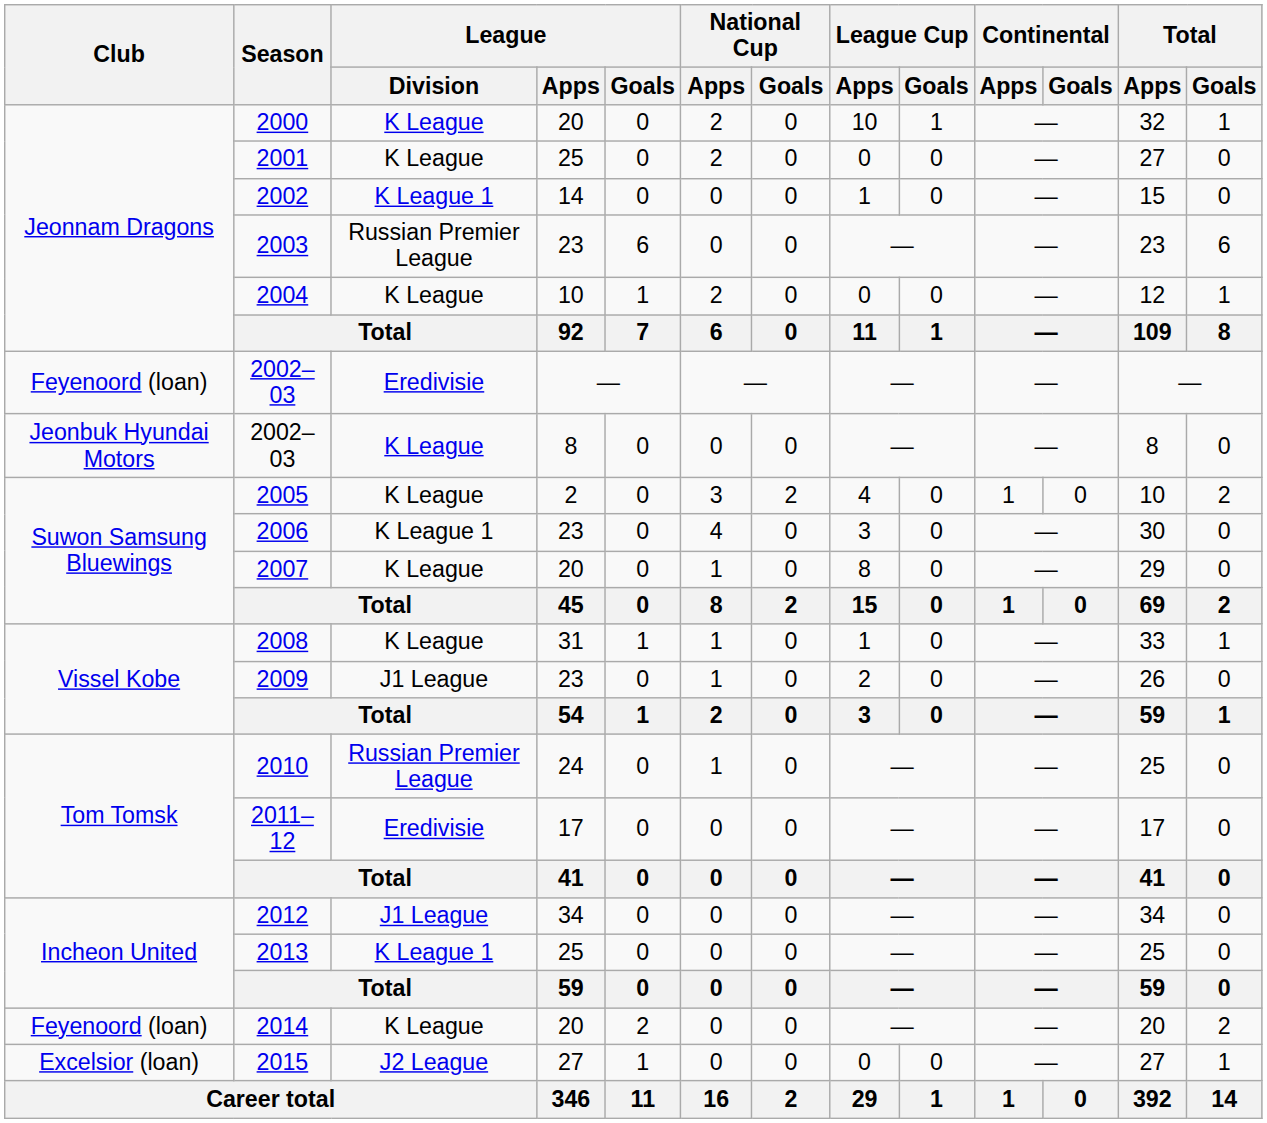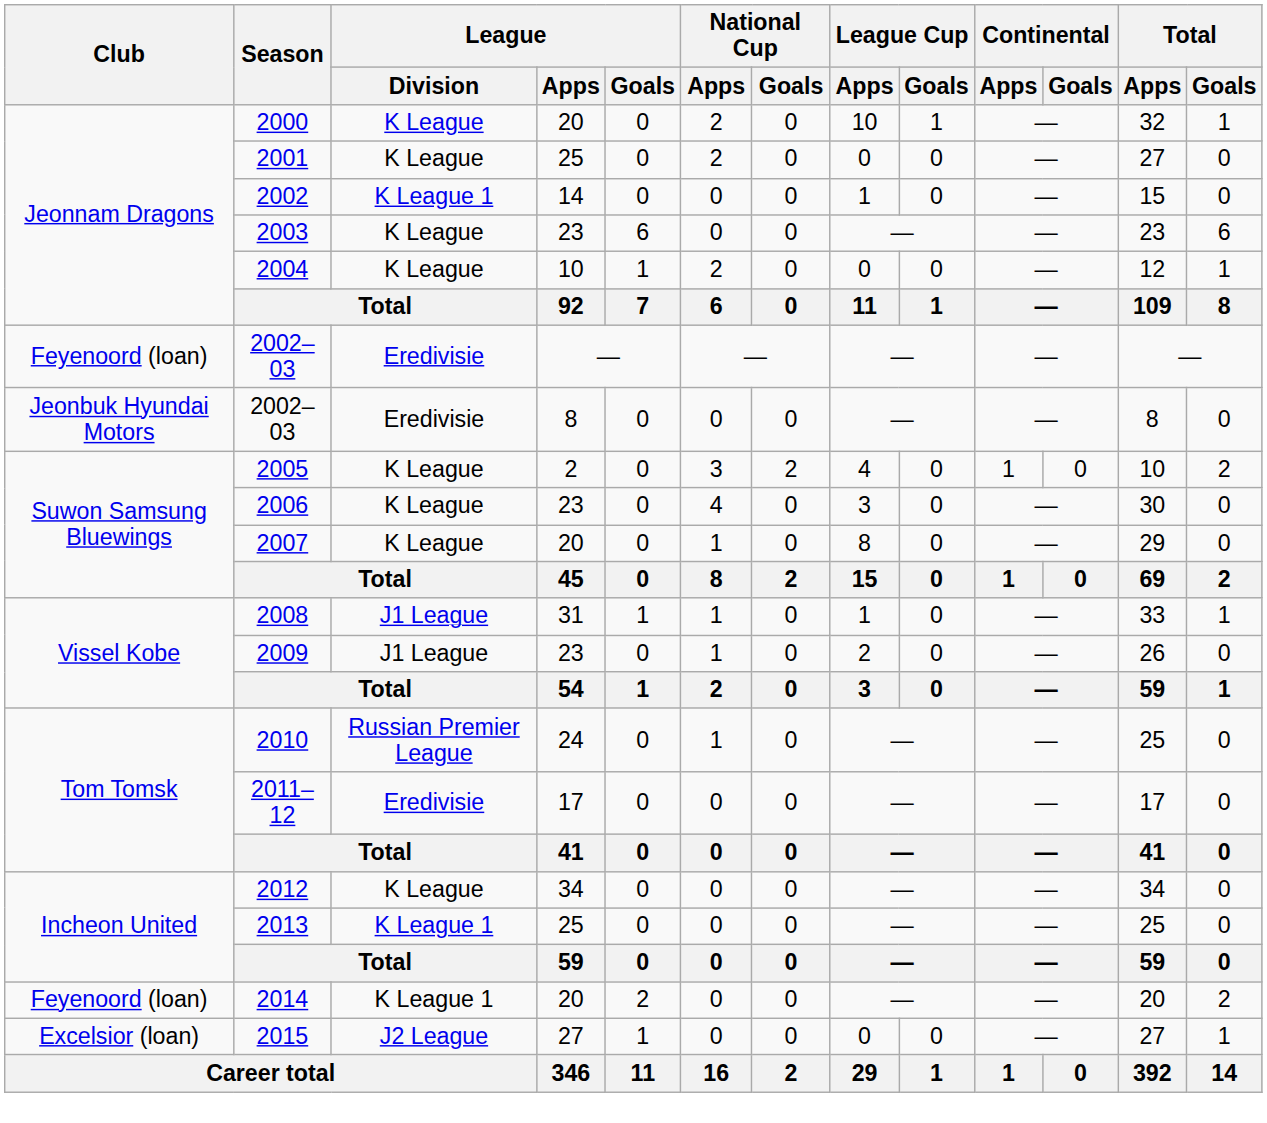(434, 246) Russian Premier League -> (434, 232) K League
(434, 445) K League -> (434, 419) Eredivisie
(434, 532) K League 1 -> (434, 505) K League
(434, 642) K League -> (434, 616) J1 League
(434, 915) J1 League -> (434, 889) K League
(434, 1025) K League -> (434, 999) K League 1
